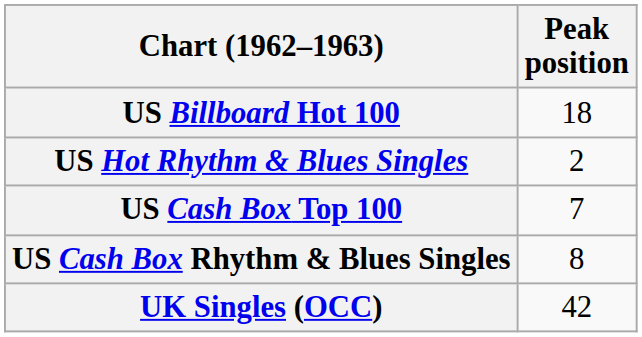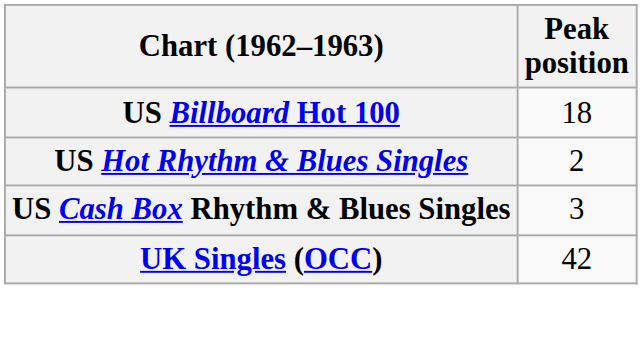- row: (261, 209)
(577, 258) 8 -> (577, 209) 3
